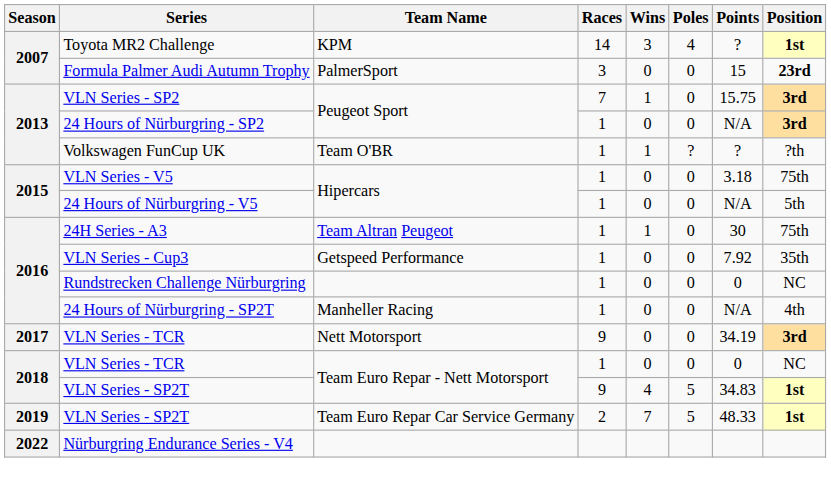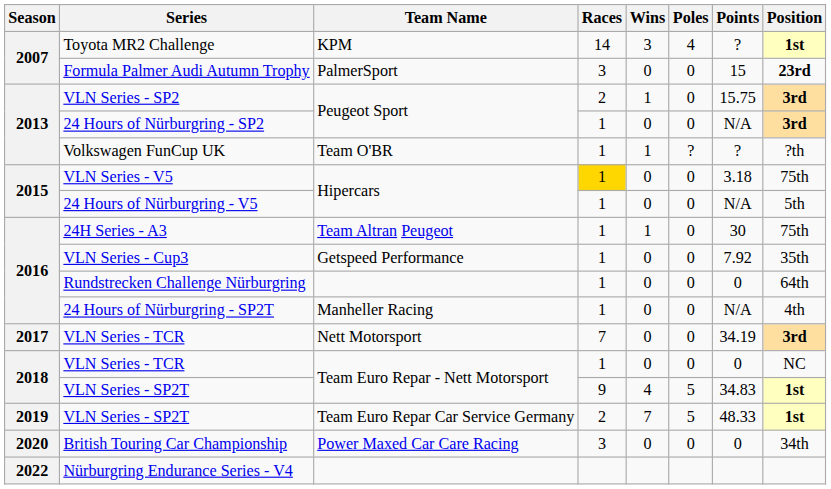(602, 97) 7 -> (602, 97) 2
(602, 177) no background -> (602, 177) gold background
(795, 284) NC -> (795, 284) 64th
(602, 337) 9 -> (602, 337) 7
+ row: (175, 443)
